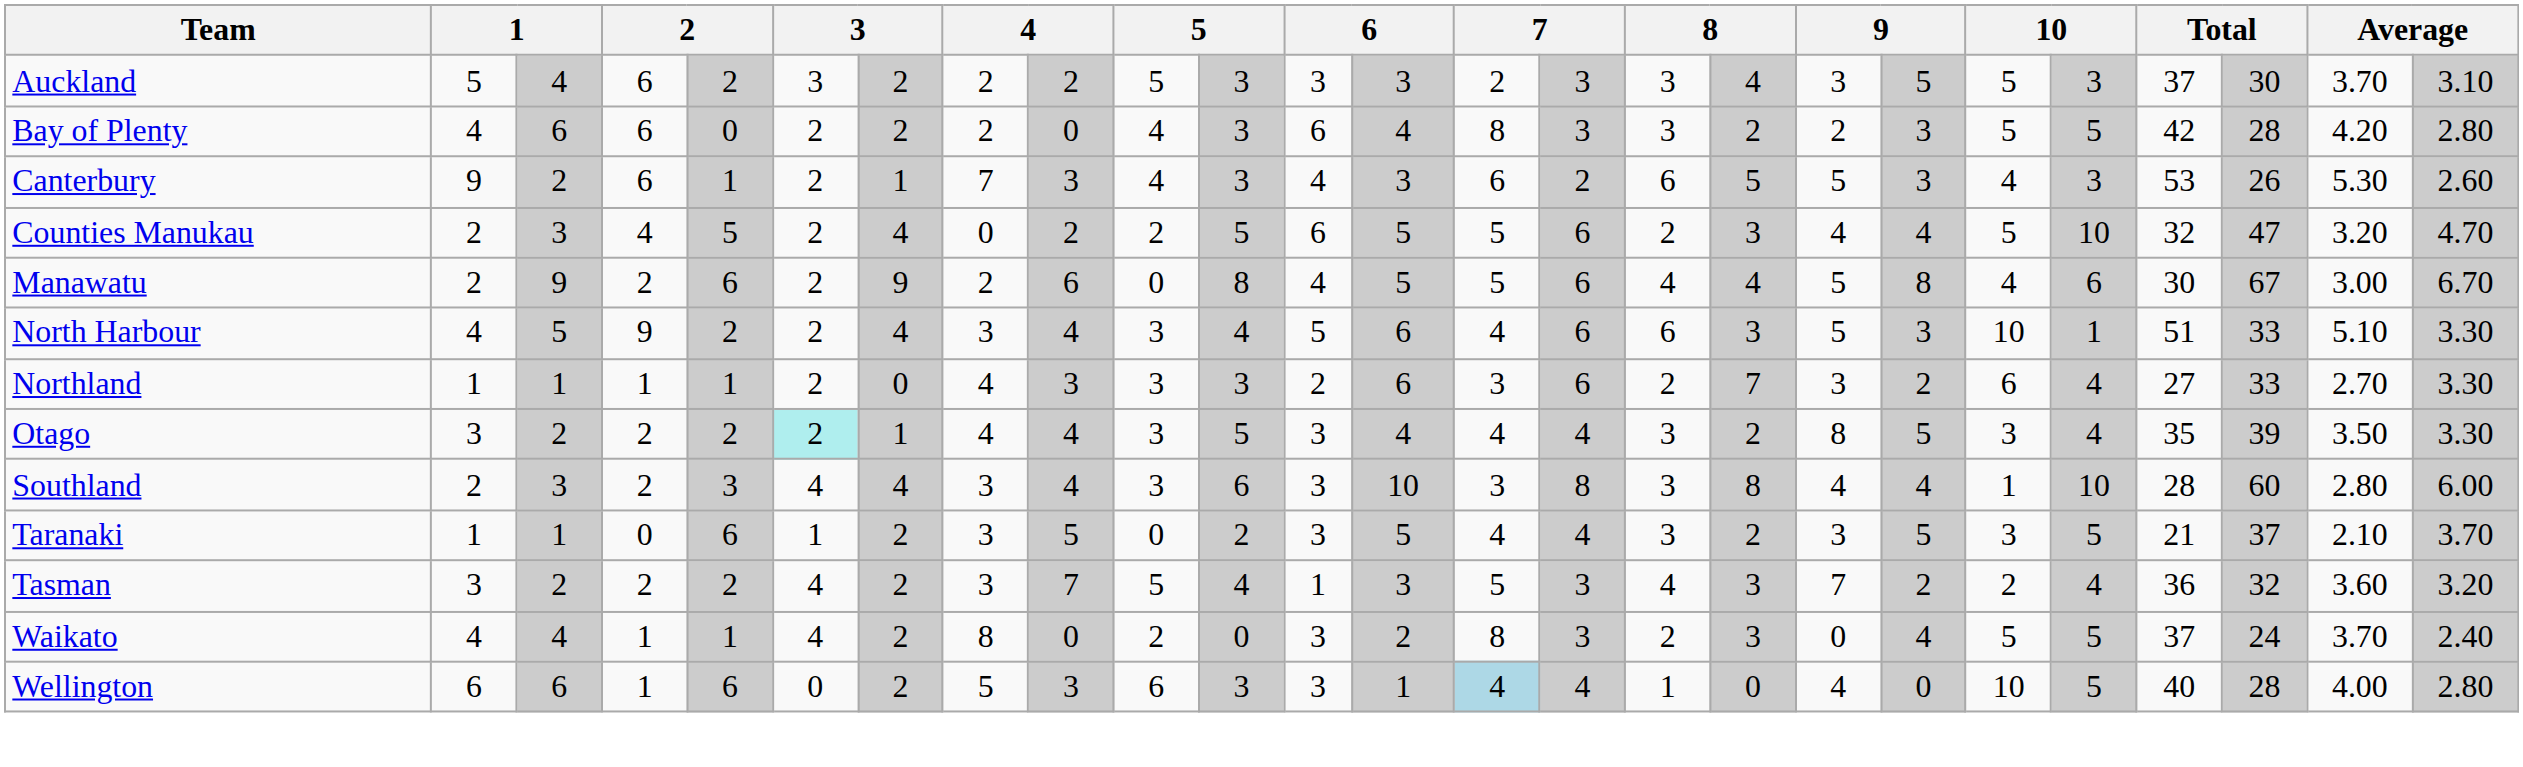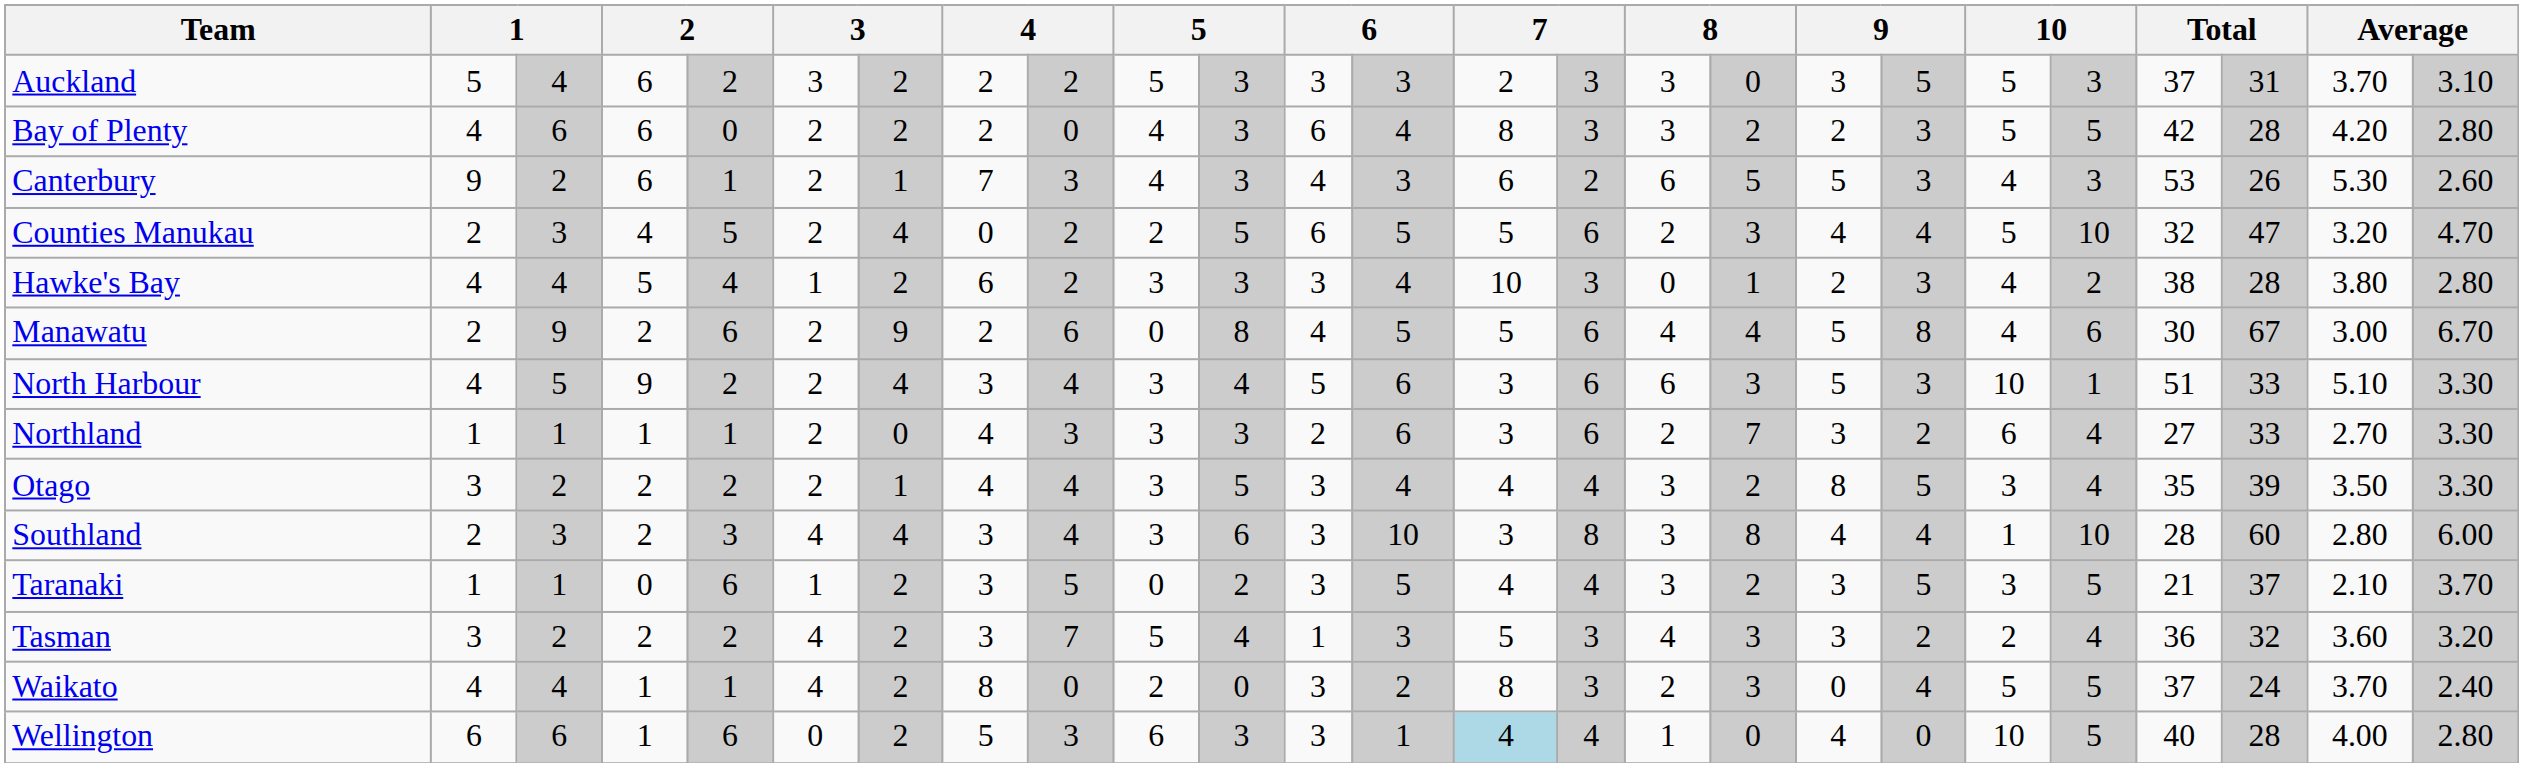(1753, 80) 4 -> (1753, 80) 0
(2265, 80) 30 -> (2265, 80) 31
+ row: (96, 282)
(1497, 332) 4 -> (1506, 383) 3
(815, 433) paleturquoise background -> (815, 484) no background
(1838, 585) 7 -> (1838, 635) 3
